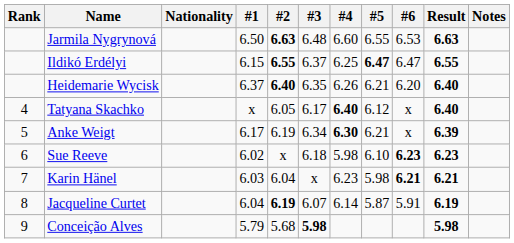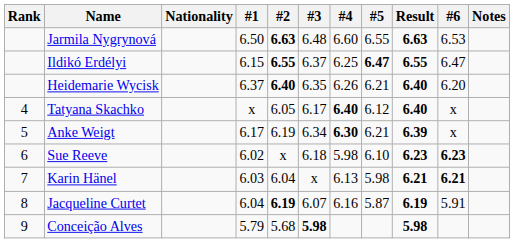columns swapped: (408, 16) <-> (446, 16)
(346, 179) 6.23 -> (346, 179) 6.13
(346, 202) 6.14 -> (346, 202) 6.16
